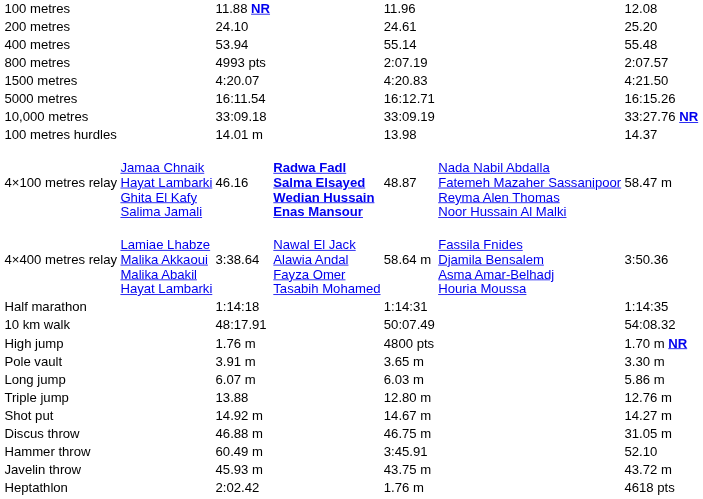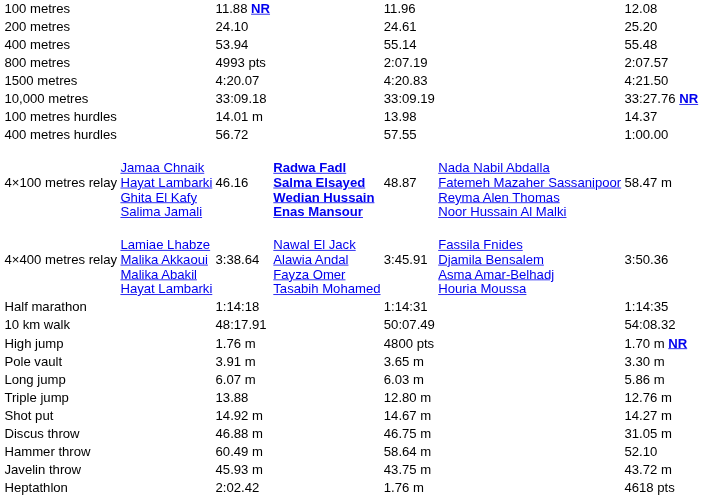- row: (41, 99)
+ row: (61, 135)
(408, 259) 58.64 m -> (406, 259) 3:45.91
(406, 451) 3:45.91 -> (408, 451) 58.64 m
